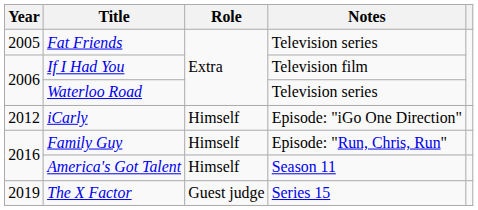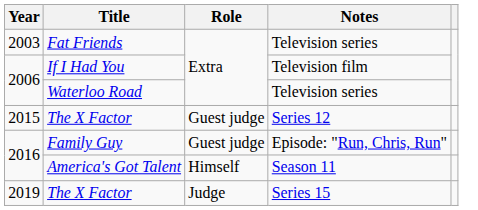(24, 42) 2005 -> (24, 42) 2003
- row: (67, 117)
+ row: (89, 117)
(214, 142) Himself -> (226, 142) Guest judge
(226, 192) Guest judge -> (207, 192) Judge
